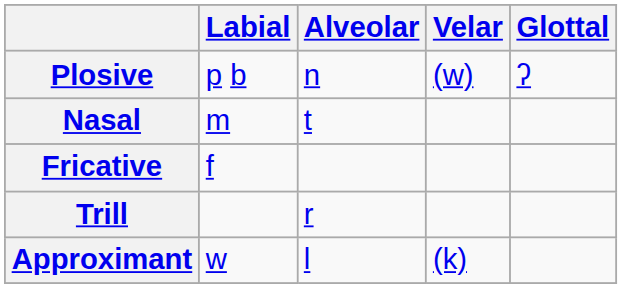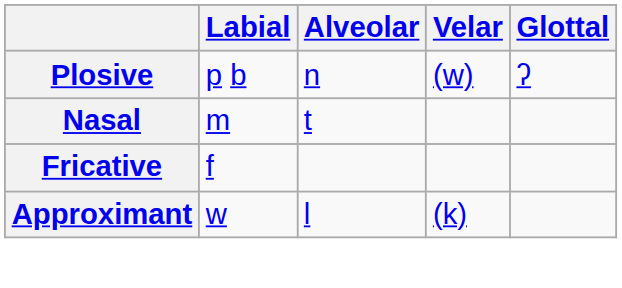- row: (102, 213)
